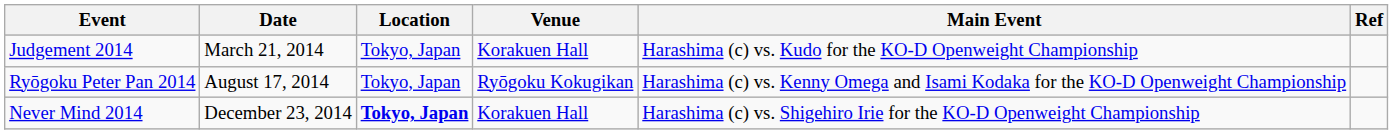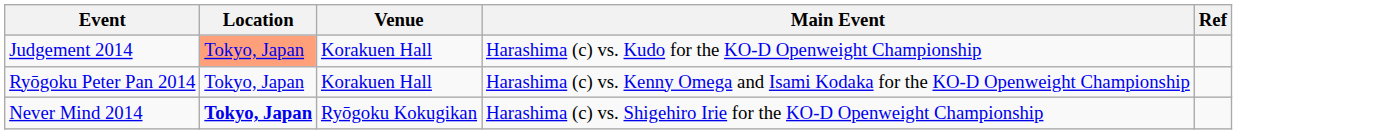- column: (278, 19)
(411, 50) no background -> (254, 50) lightsalmon background
(555, 81) Ryōgoku Kokugikan -> (376, 81) Korakuen Hall
(533, 112) Korakuen Hall -> (399, 112) Ryōgoku Kokugikan
